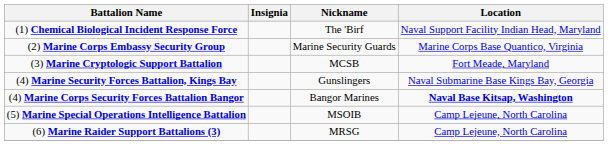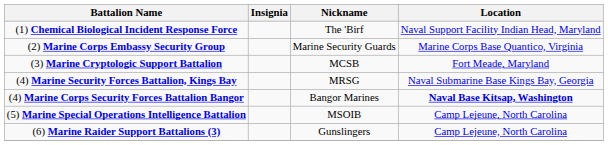(344, 81) Gunslingers -> (344, 81) MRSG
(344, 132) MRSG -> (344, 132) Gunslingers
